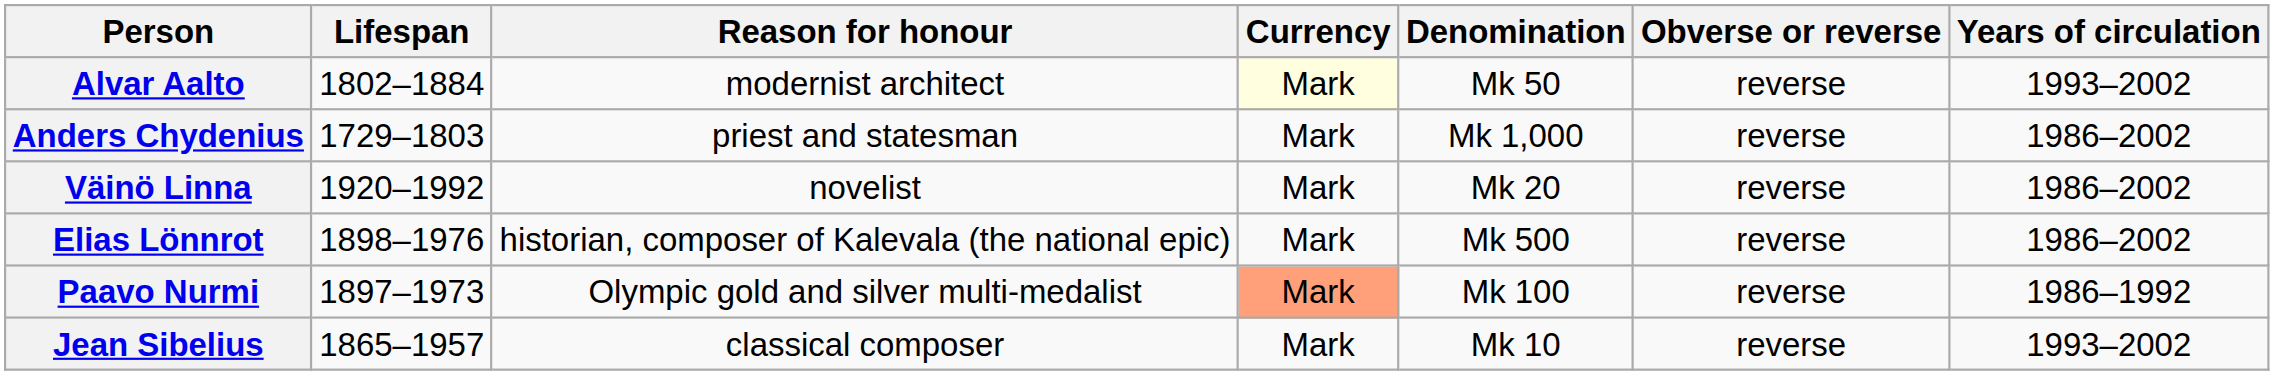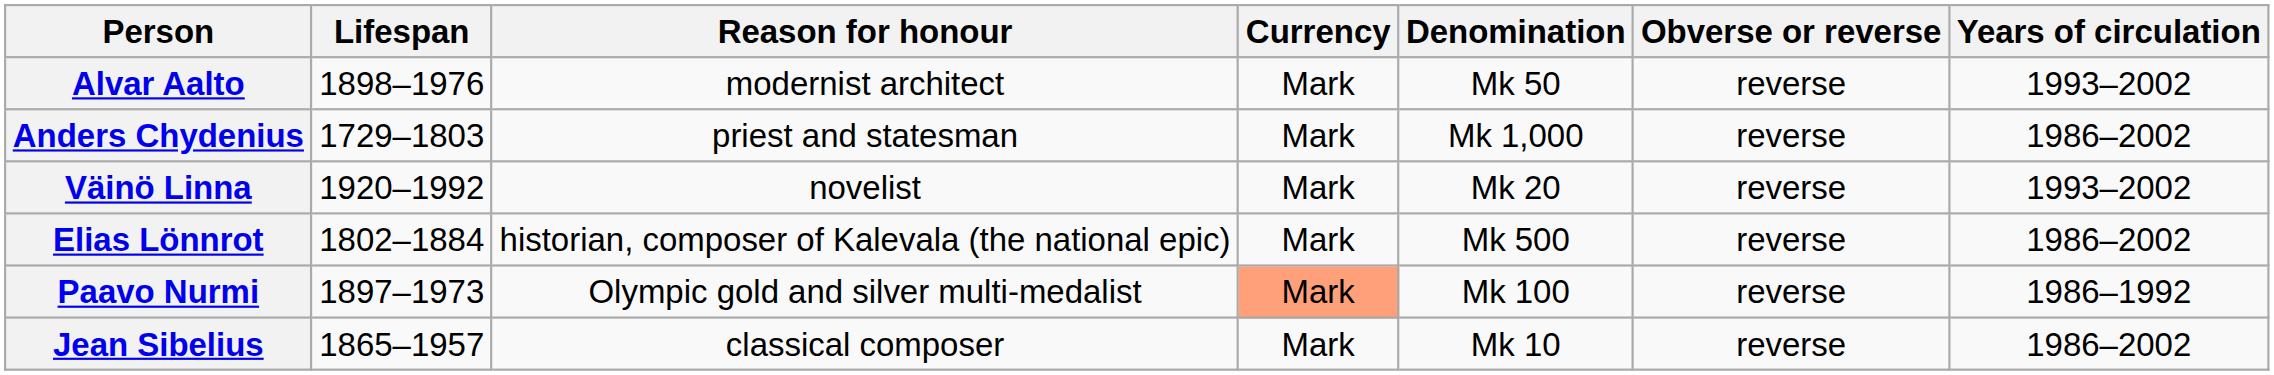(402, 84) 1802–1884 -> (402, 84) 1898–1976
(1318, 84) lightyellow background -> (1318, 84) no background
(2109, 188) 1986–2002 -> (2109, 188) 1993–2002
(402, 240) 1898–1976 -> (402, 240) 1802–1884
(2109, 345) 1993–2002 -> (2109, 345) 1986–2002
